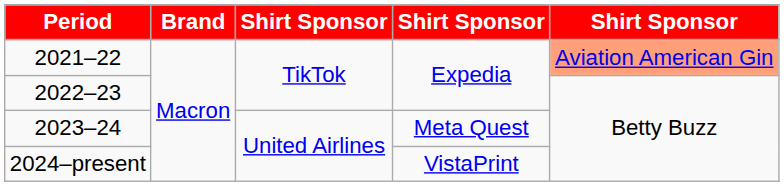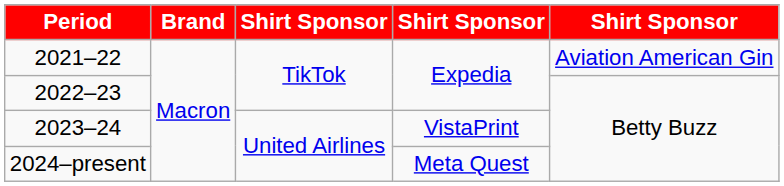(664, 57) lightsalmon background -> (664, 57) no background
(471, 127) Meta Quest -> (471, 127) VistaPrint
(471, 163) VistaPrint -> (471, 163) Meta Quest
